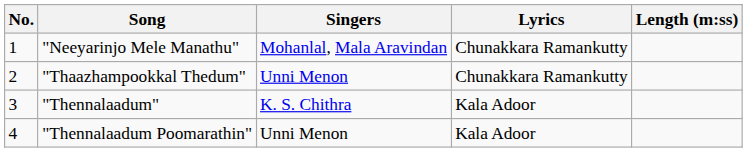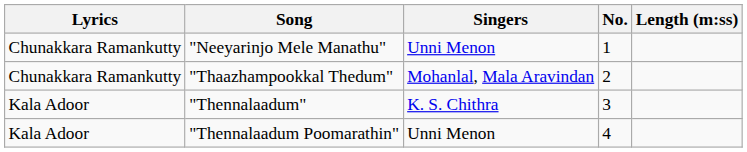columns swapped: (21, 18) <-> (541, 18)
(354, 47) Mohanlal, Mala Aravindan -> (451, 47) Unni Menon
(304, 76) Unni Menon -> (501, 76) Mohanlal, Mala Aravindan
